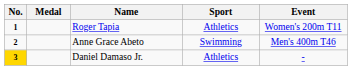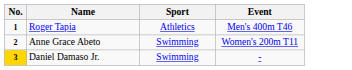- column: (48, 12)
(303, 27) Women's 200m T11 -> (260, 27) Men's 400m T46
(303, 42) Men's 400m T46 -> (260, 42) Women's 200m T11
(221, 57) Athletics -> (177, 57) Swimming
